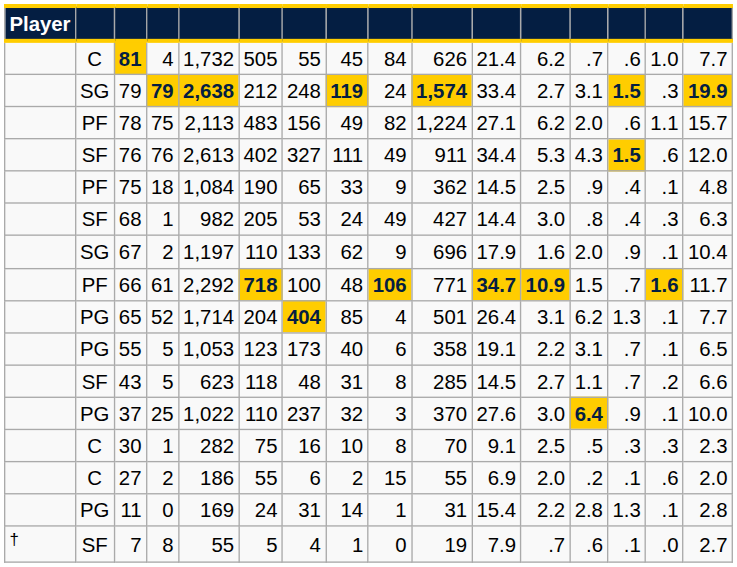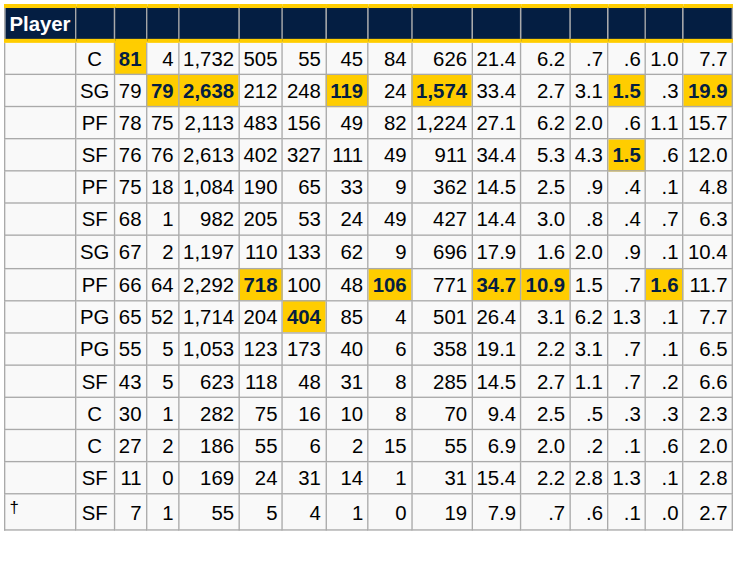(670, 220) .3 -> (670, 220) .7
(162, 284) 61 -> (162, 284) 64
- row: (130, 413)
(502, 446) 9.1 -> (502, 413) 9.4
(95, 510) PG -> (95, 478) SF
(168, 544) 8 -> (168, 512) 1
